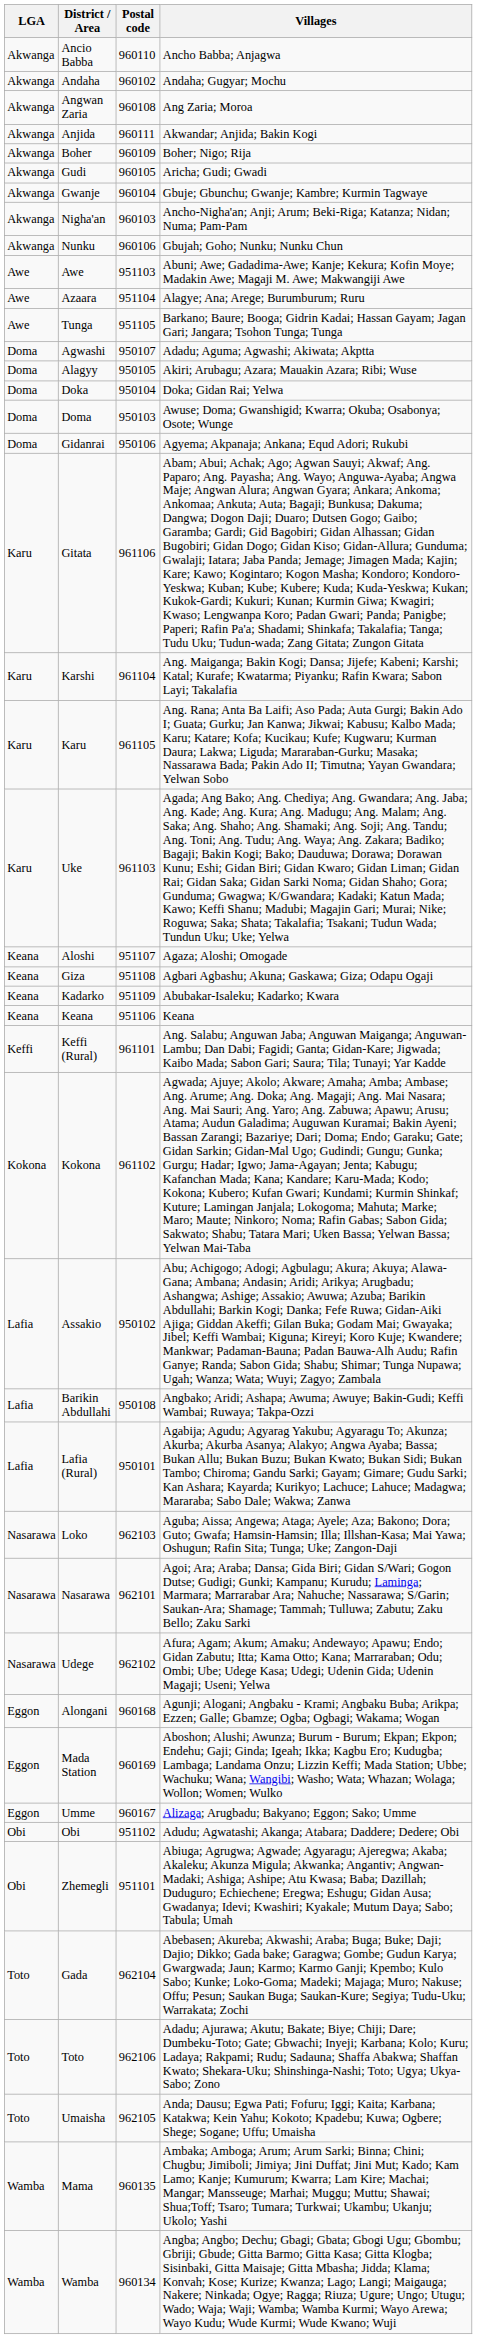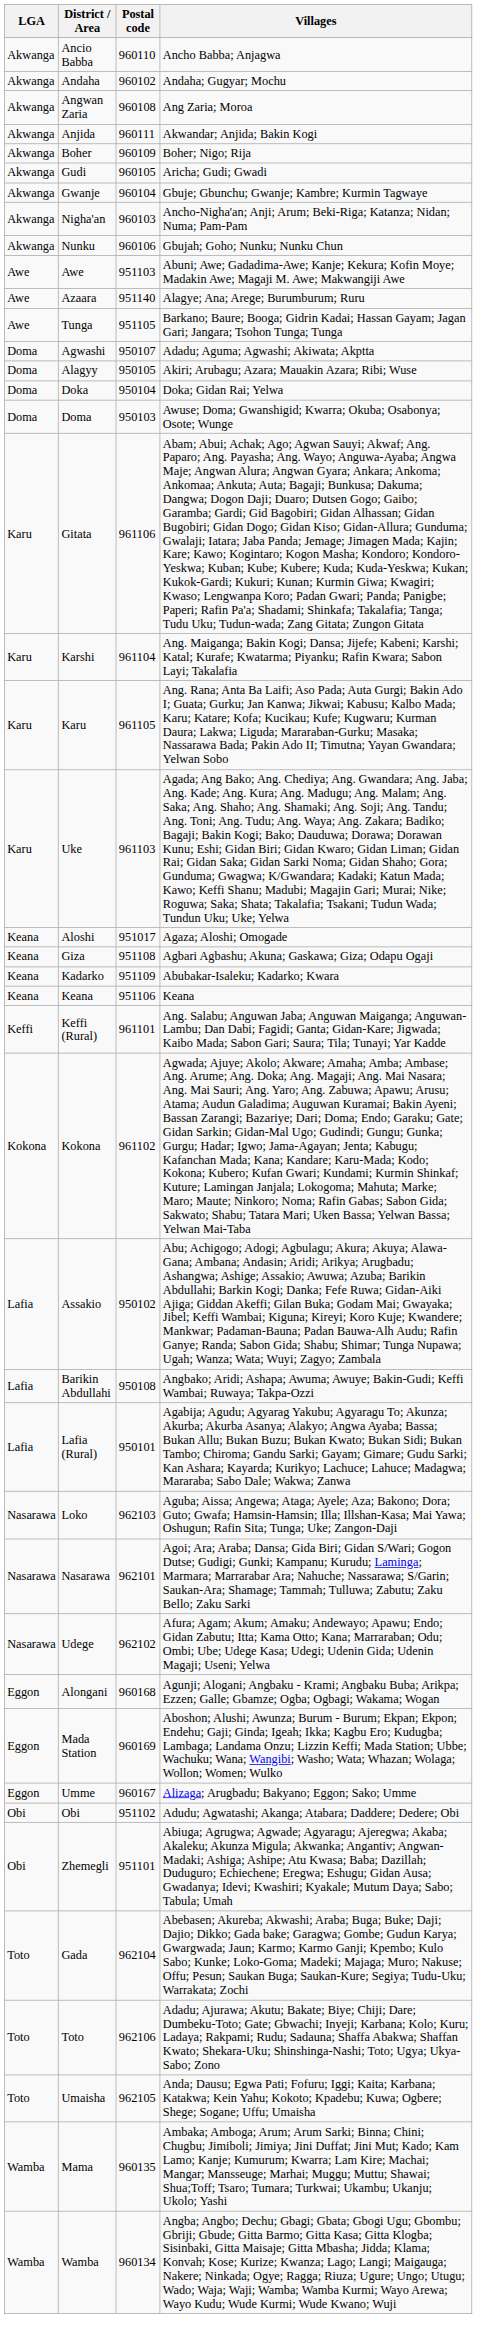(137, 298) 951104 -> (137, 298) 951140
- row: (83, 443)
(137, 956) 951107 -> (137, 937) 951017
